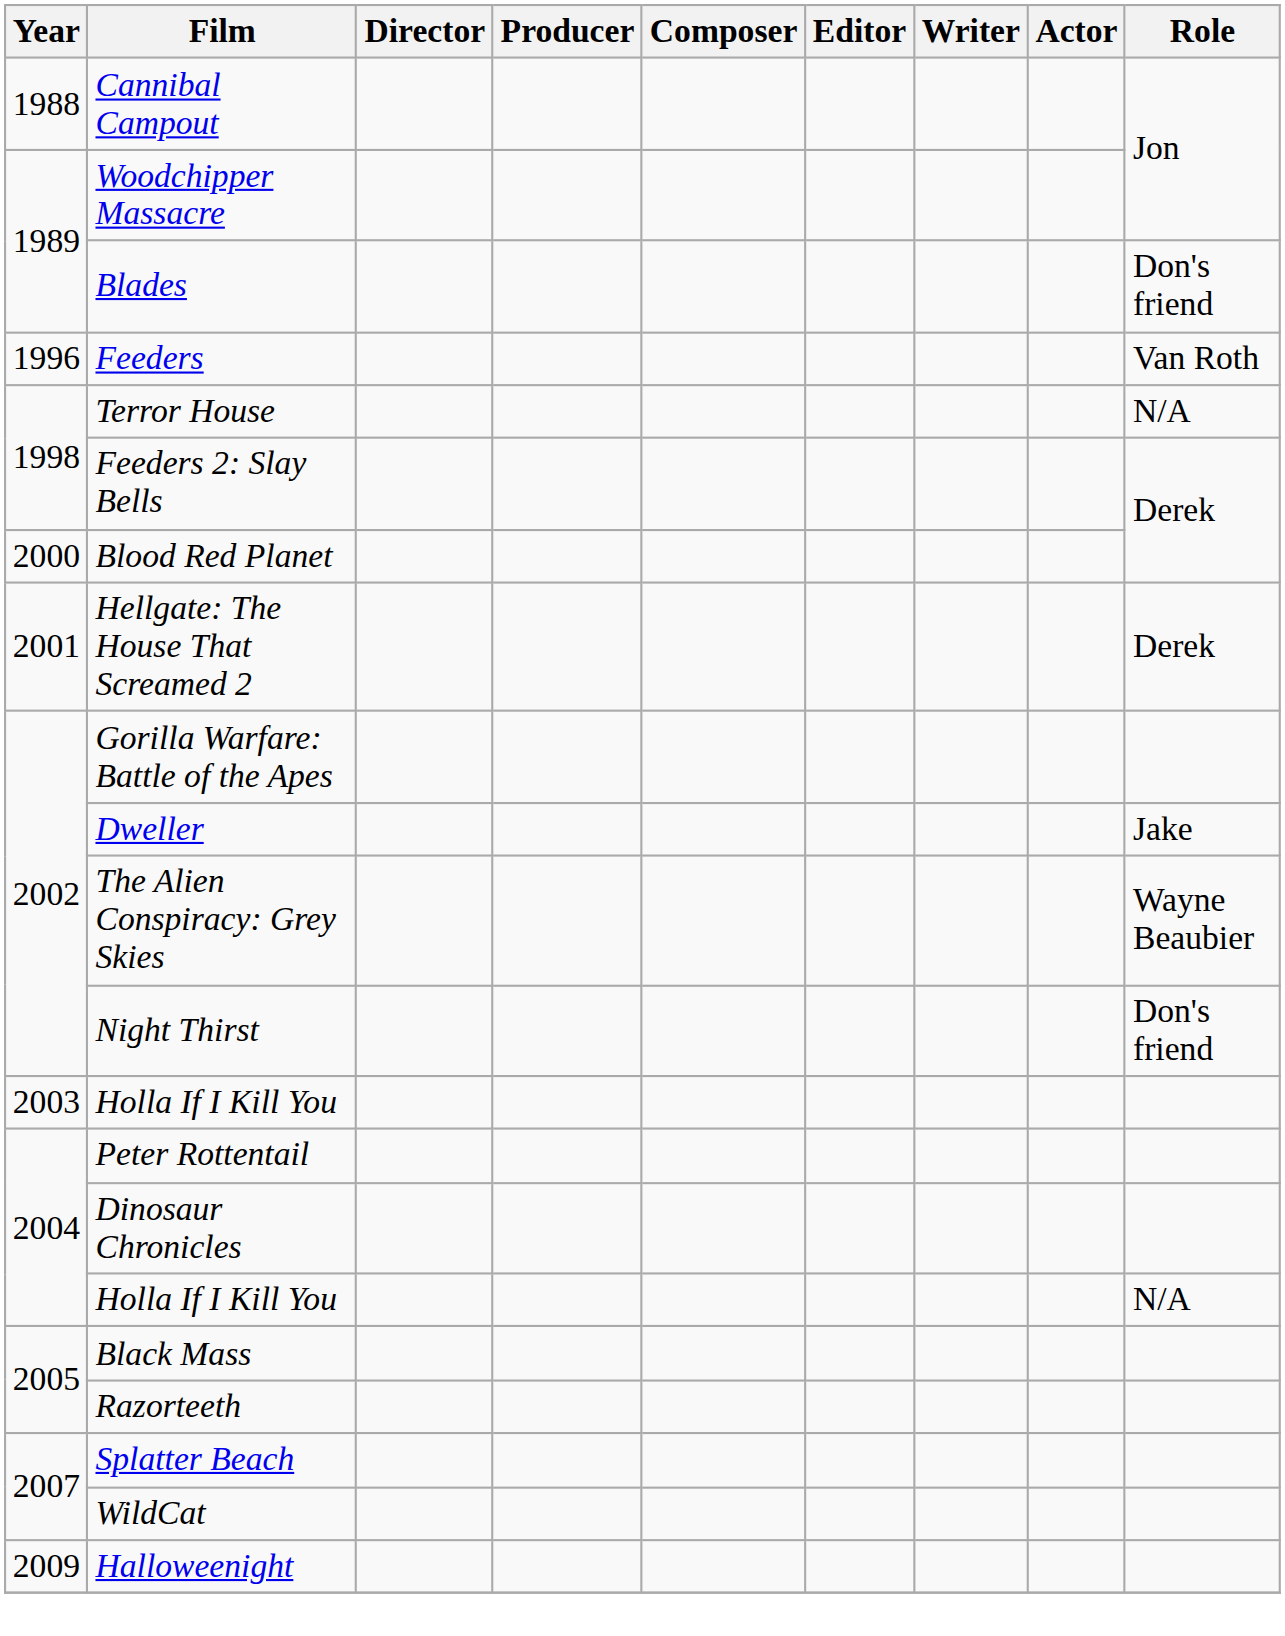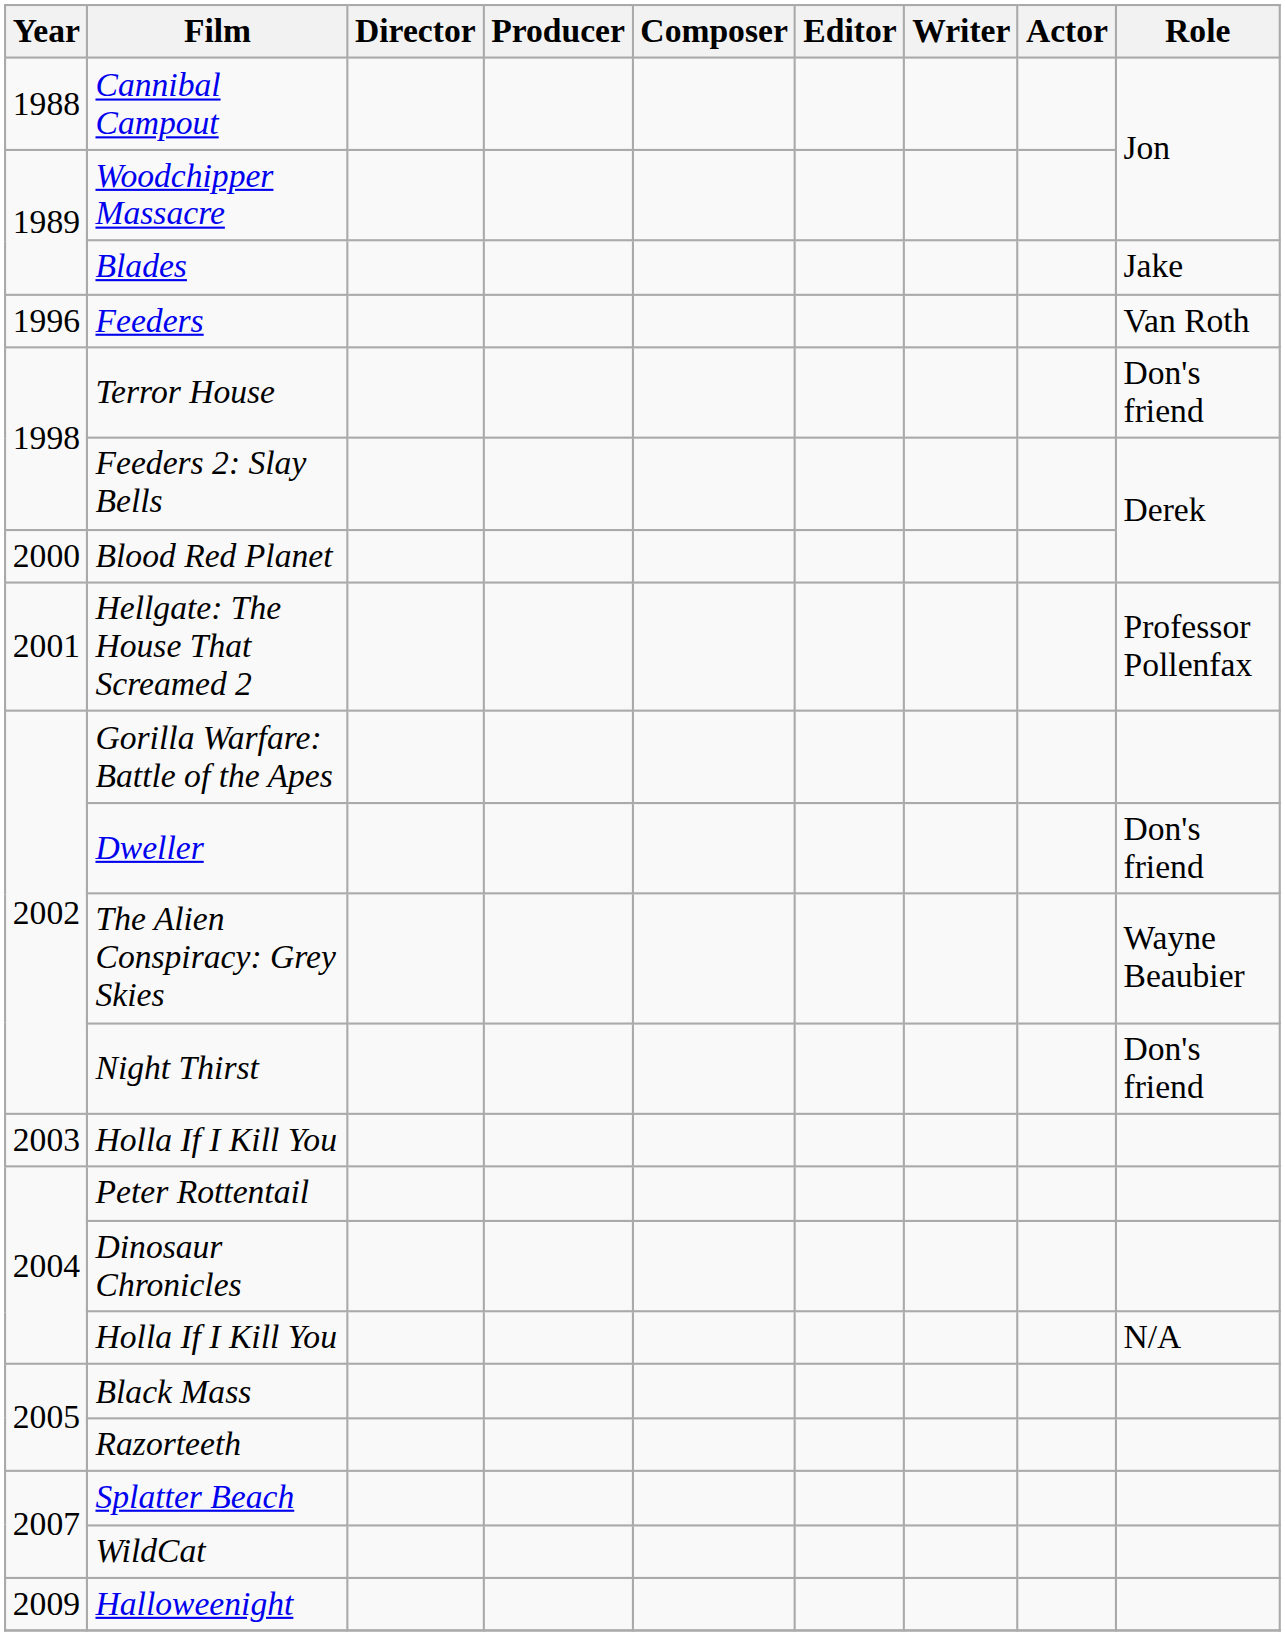(1173, 285) Don's friend -> (1153, 266) Jake
(1162, 410) N/A -> (1164, 392) Don's friend
(1174, 646) Derek -> (1188, 646) Professor Pollenfax
(1163, 828) Jake -> (1164, 847) Don's friend
